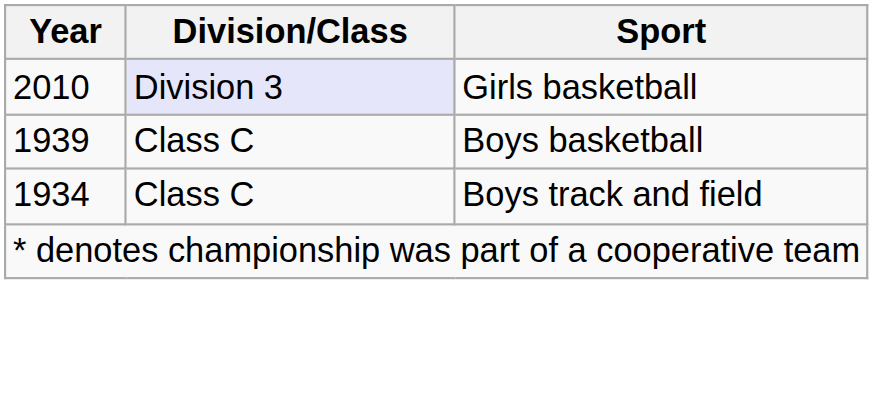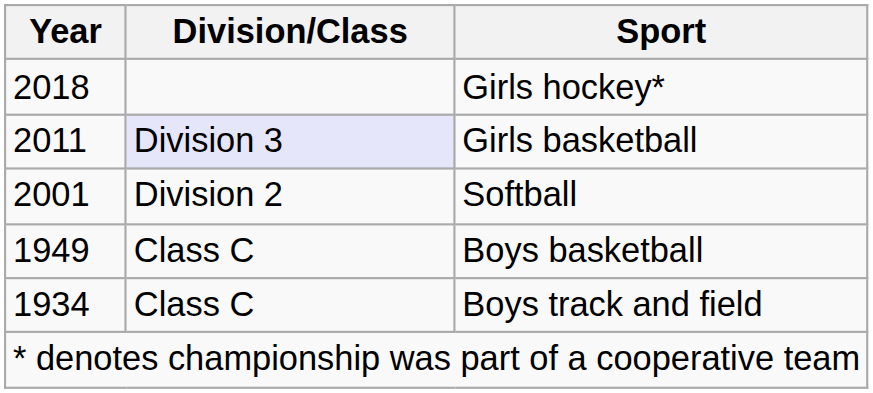+ row: (564, 86)
(51, 86) 2010 -> (50, 140) 2011
+ row: (520, 195)
(51, 140) 1939 -> (51, 250) 1949
